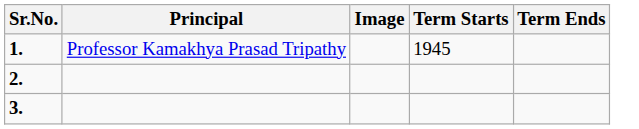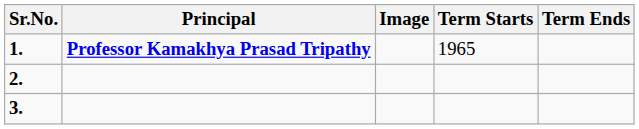(206, 49) normal -> (219, 49) bold
(432, 49) 1945 -> (457, 49) 1965
